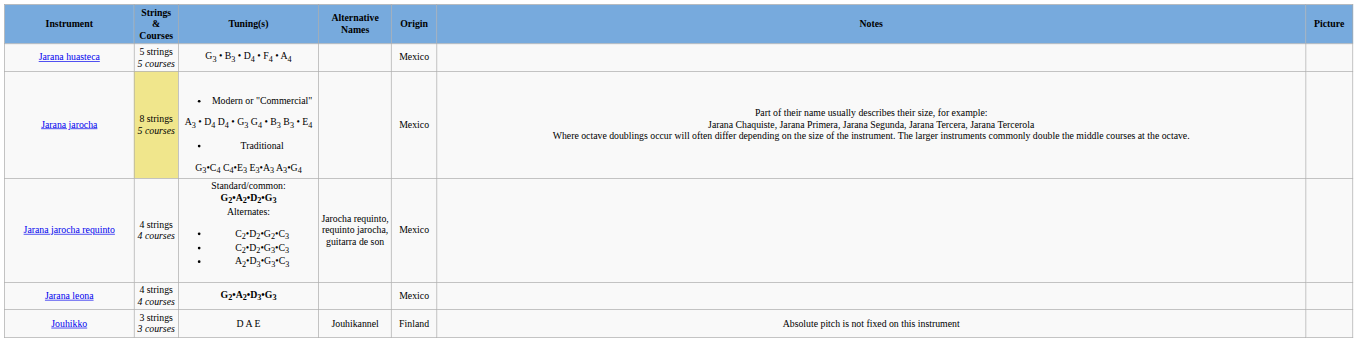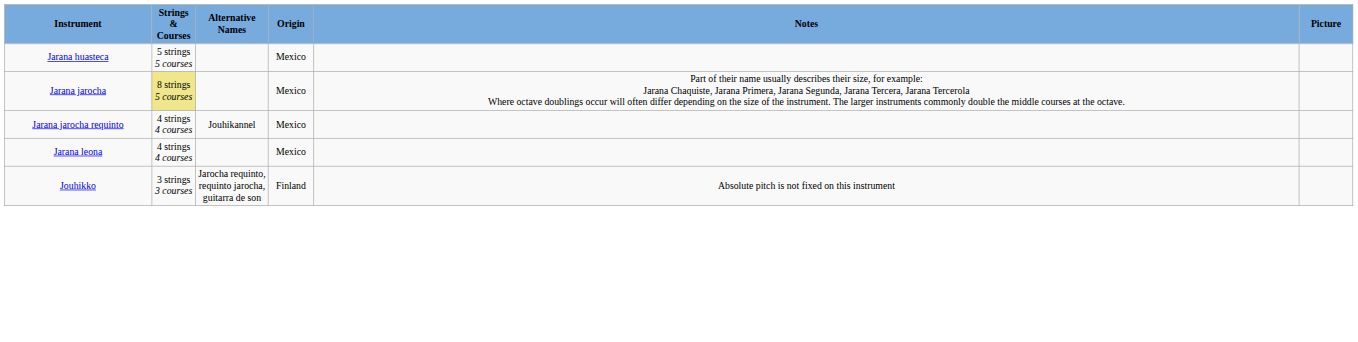- column: (248, 24)
(355, 230) Jarocha requinto, requinto jarocha, guitarra de son -> (232, 124) Jouhikannel
(355, 323) Jouhikannel -> (232, 185) Jarocha requinto, requinto jarocha, guitarra de son
